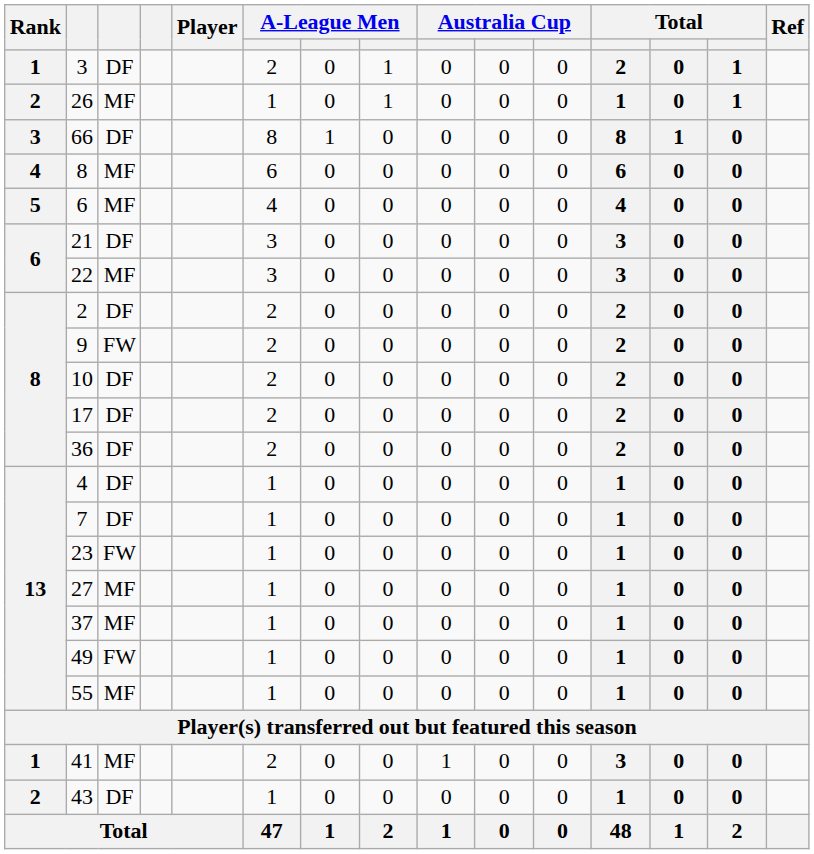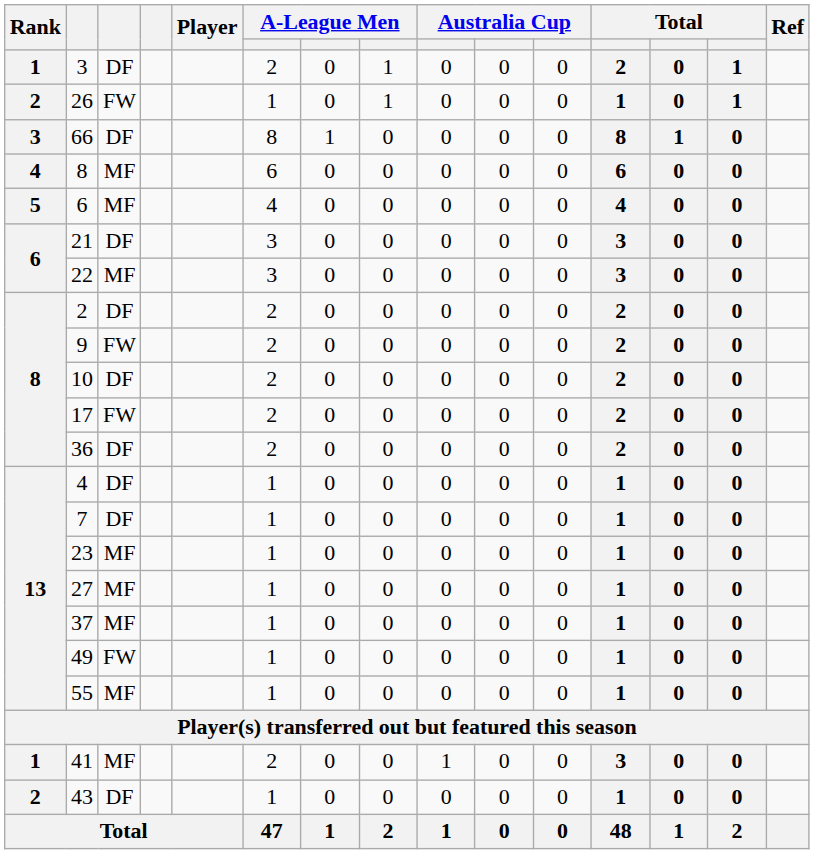(119, 101) MF -> (119, 101) FW
(119, 414) DF -> (119, 414) FW
(119, 553) FW -> (119, 553) MF
